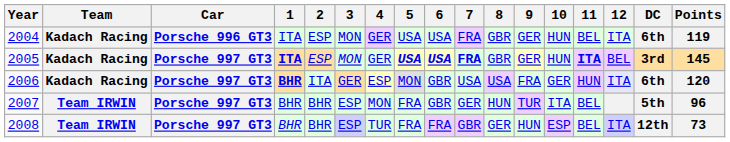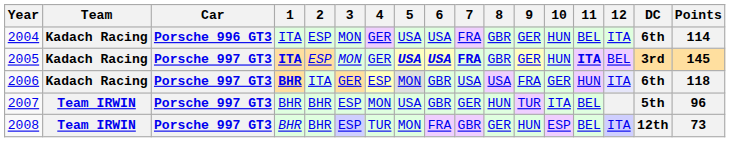(698, 37) 119 -> (698, 37) 114
(698, 81) 120 -> (698, 81) 118
(410, 103) FRA -> (410, 103) USA
(410, 125) FRA -> (410, 125) MON
